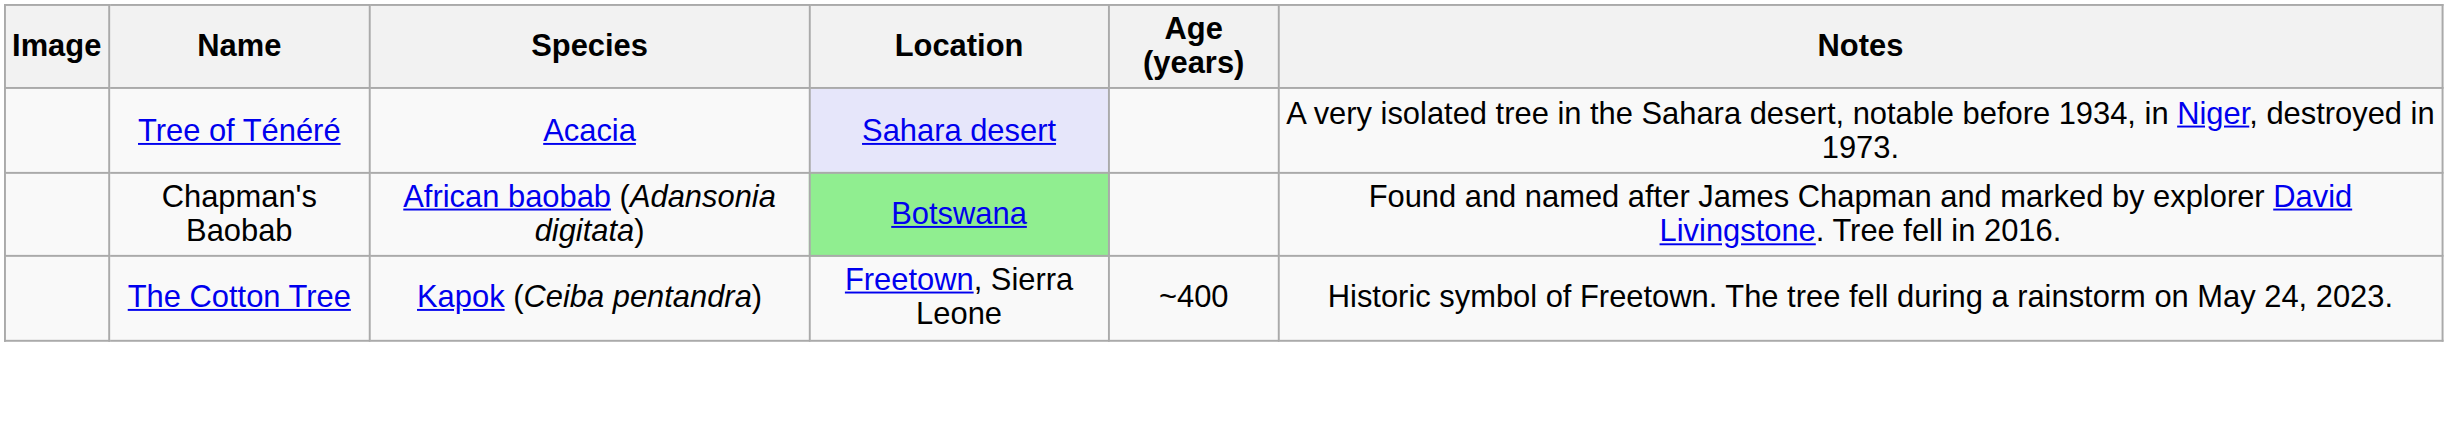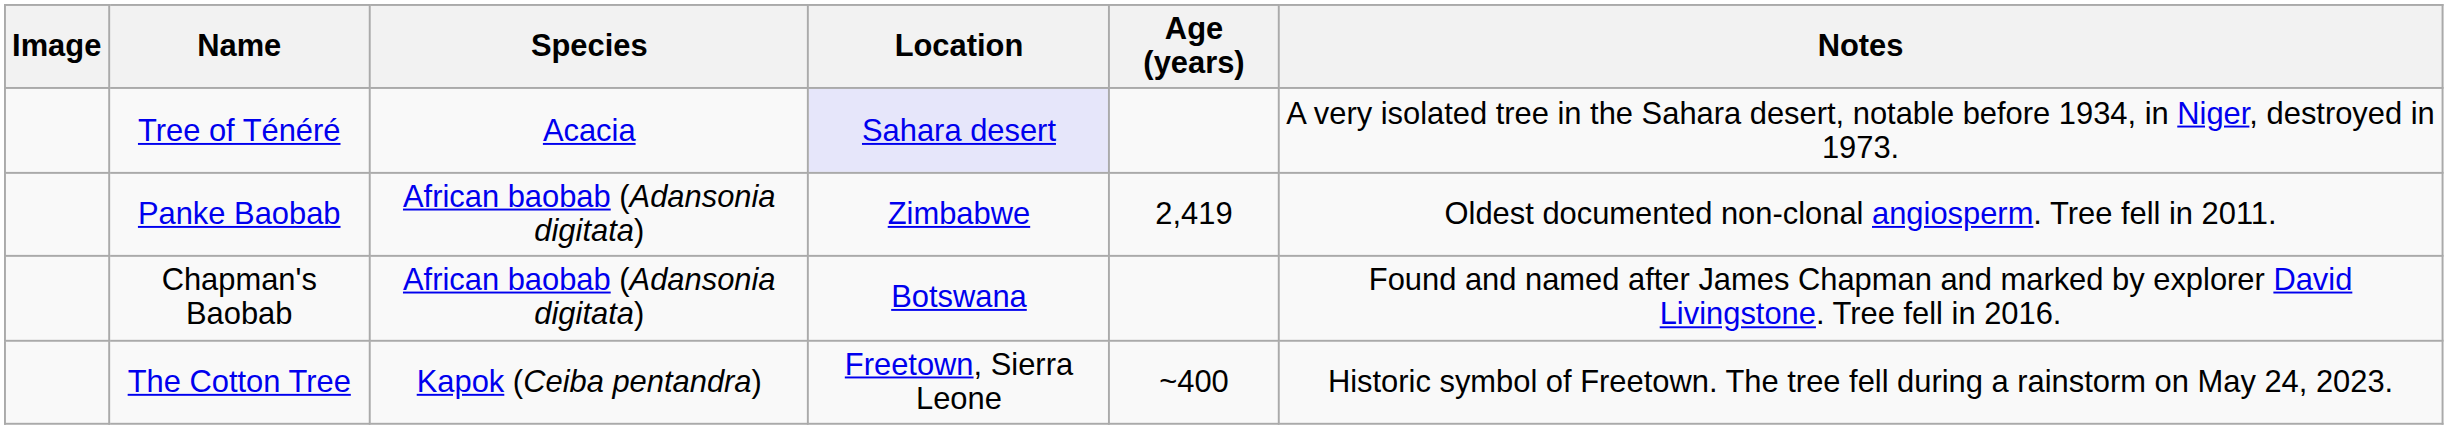+ row: (239, 213)
(959, 213) lightgreen background -> (959, 297) no background
